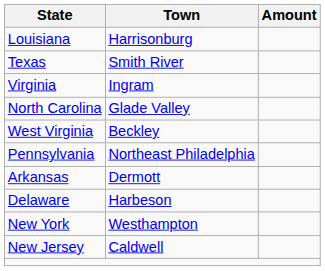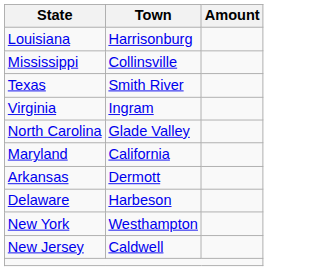+ row: (43, 62)
- row: (50, 131)
+ row: (38, 154)
- row: (51, 154)
